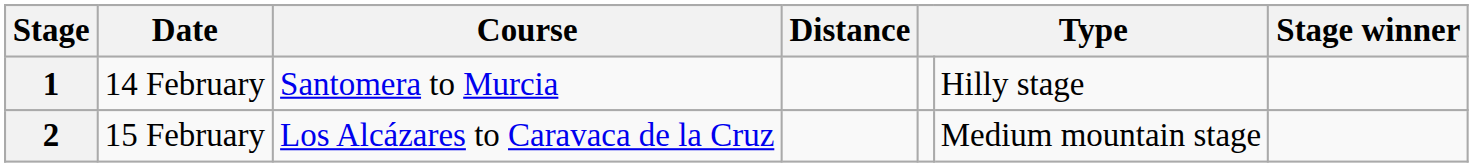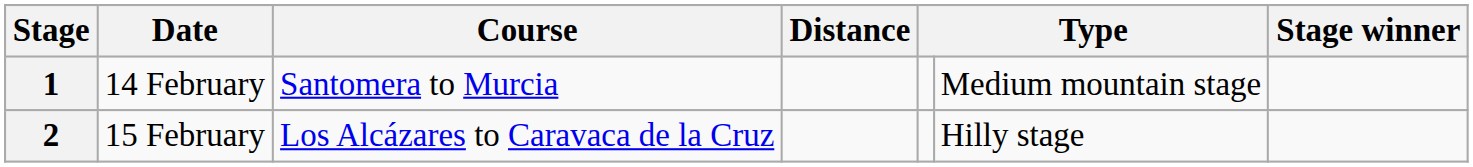(1013, 82) Hilly stage -> (1101, 82) Medium mountain stage
(1101, 135) Medium mountain stage -> (1013, 135) Hilly stage
